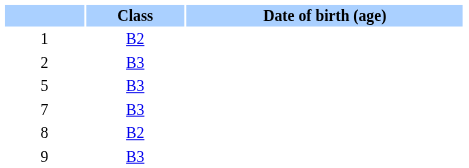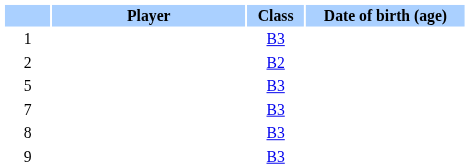+ column: (149, 15)
(135, 39) B2 -> (276, 39) B3
(135, 62) B3 -> (276, 62) B2
(135, 133) B2 -> (276, 133) B3
